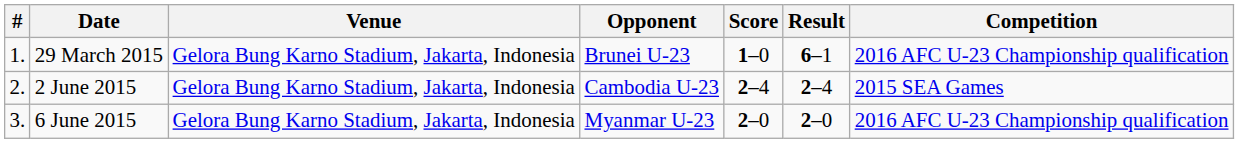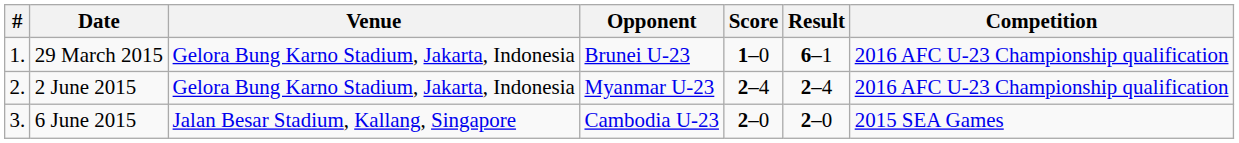(652, 87) Cambodia U-23 -> (649, 87) Myanmar U-23
(929, 87) 2015 SEA Games -> (1042, 87) 2016 AFC U-23 Championship qualification
(374, 120) Gelora Bung Karno Stadium, Jakarta, Indonesia -> (344, 120) Jalan Besar Stadium, Kallang, Singapore
(649, 120) Myanmar U-23 -> (652, 120) Cambodia U-23
(1042, 120) 2016 AFC U-23 Championship qualification -> (929, 120) 2015 SEA Games
